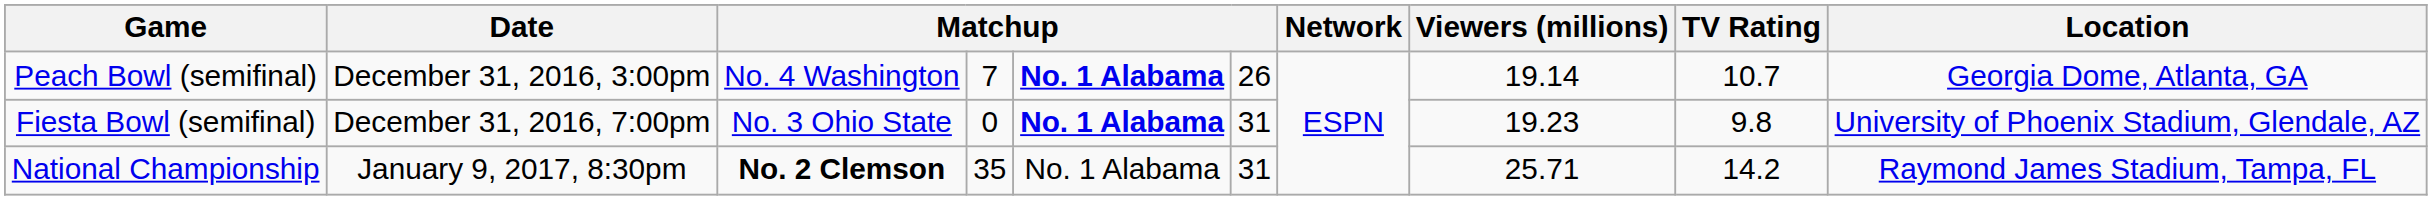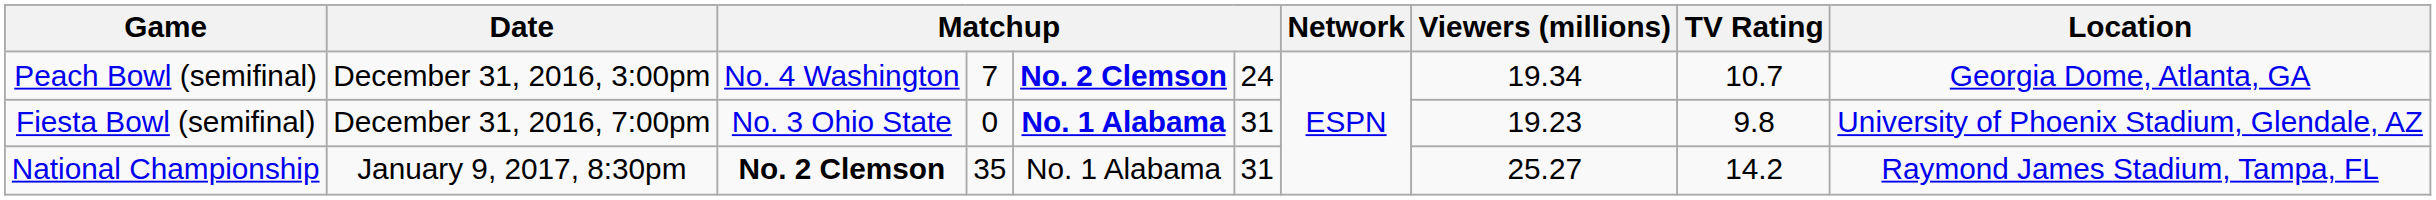(1122, 75) No. 1 Alabama -> (1124, 75) No. 2 Clemson
(1254, 75) 26 -> (1257, 75) 24
(1542, 75) 19.14 -> (1545, 75) 19.34
(1542, 169) 25.71 -> (1545, 169) 25.27
